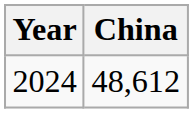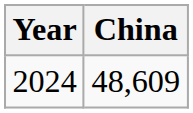(136, 81) 48,612 -> (136, 81) 48,609
